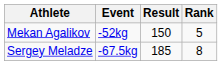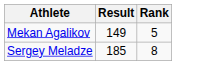- column: (118, 13)
(161, 32) 150 -> (116, 32) 149
